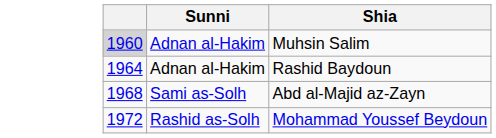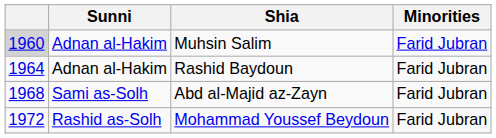+ column: (442, 17)
